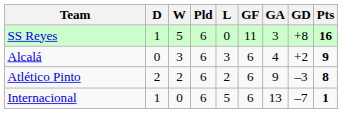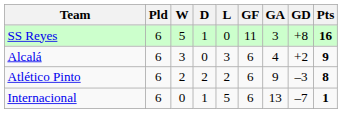columns swapped: (203, 14) <-> (157, 14)
